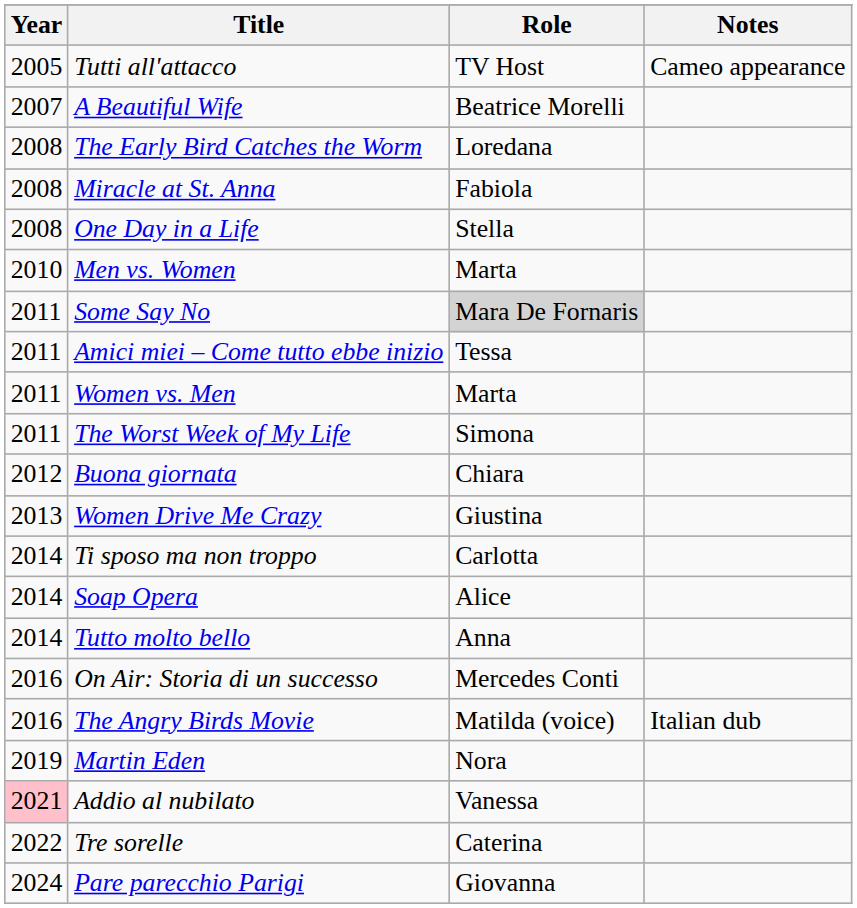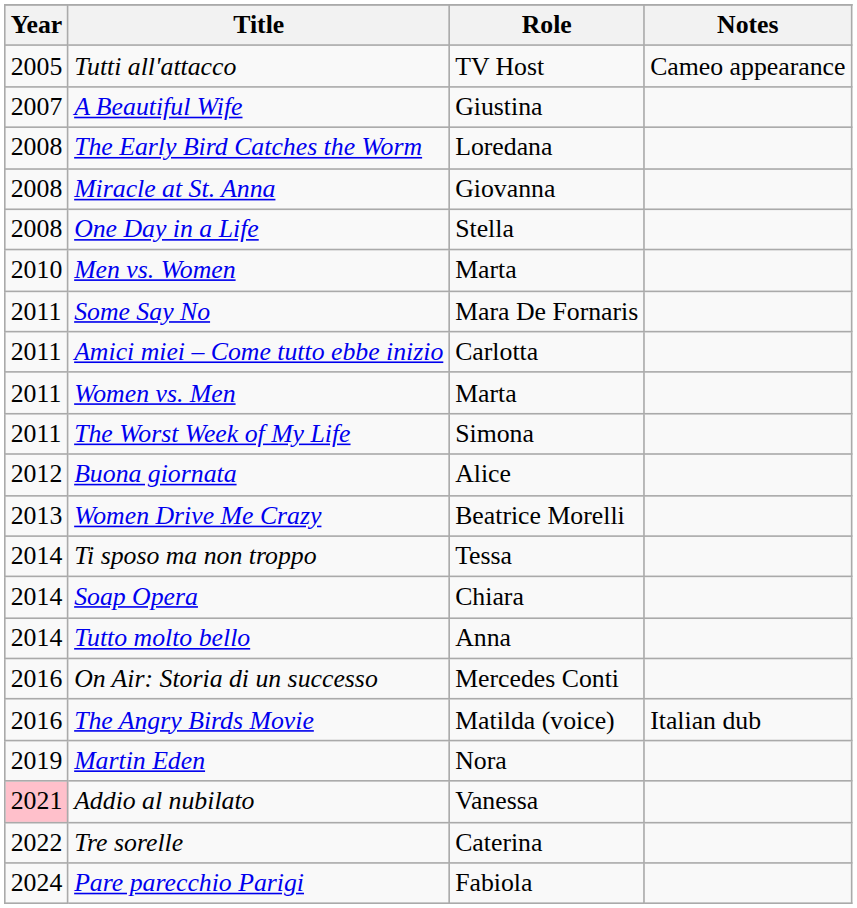(540, 106) Beatrice Morelli -> (499, 106) Giustina
(494, 188) Fabiola -> (505, 188) Giovanna
(547, 310) lightgrey background -> (547, 310) no background
(484, 351) Tessa -> (497, 351) Carlotta
(490, 474) Chiara -> (483, 474) Alice
(499, 515) Giustina -> (540, 515) Beatrice Morelli
(497, 556) Carlotta -> (484, 556) Tessa
(483, 596) Alice -> (490, 596) Chiara
(505, 882) Giovanna -> (494, 882) Fabiola
